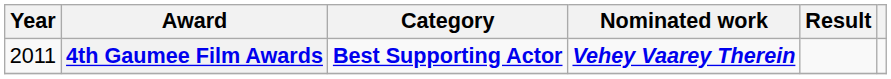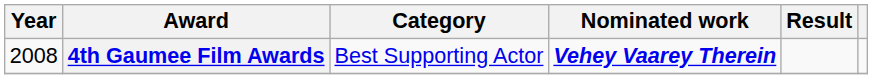(33, 55) 2011 -> (34, 55) 2008
(448, 55) bold -> (439, 55) normal
